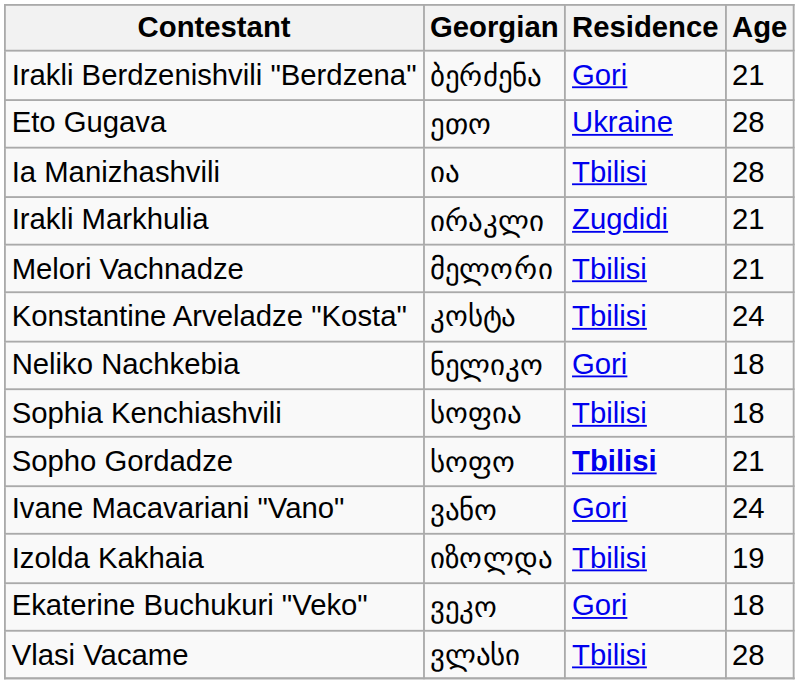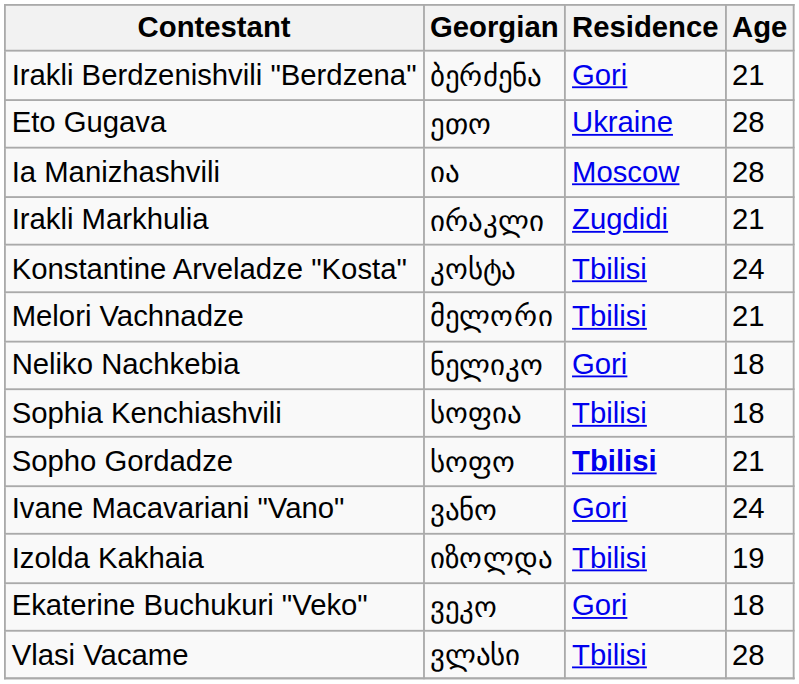(609, 171) Tbilisi -> (626, 171) Moscow
rows swapped: (209, 316) <-> (128, 268)
